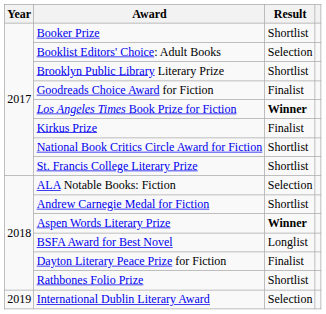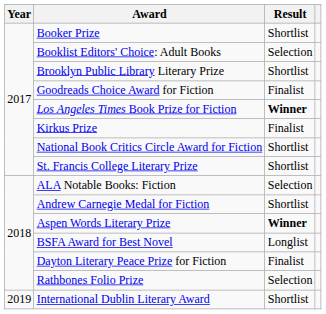(288, 280) Shortlist -> (290, 280) Selection
(290, 299) Selection -> (288, 299) Shortlist
